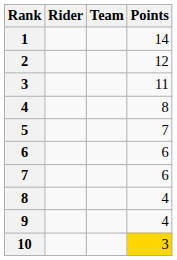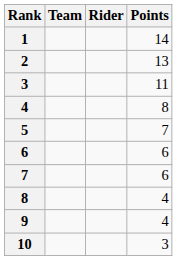columns swapped: (66, 15) <-> (107, 15)
(162, 61) 12 -> (162, 61) 13
(165, 244) gold background -> (165, 244) no background
